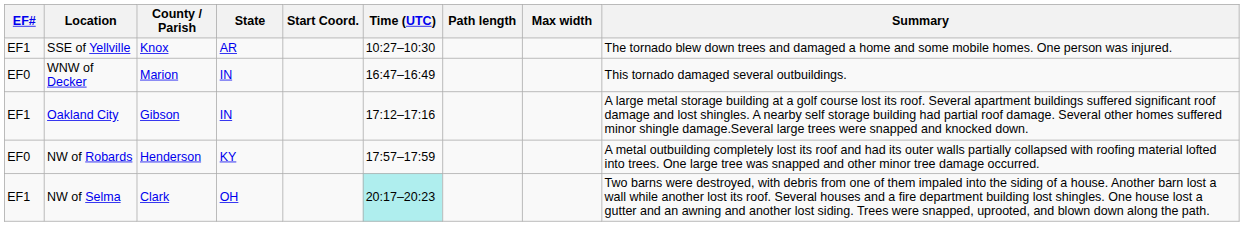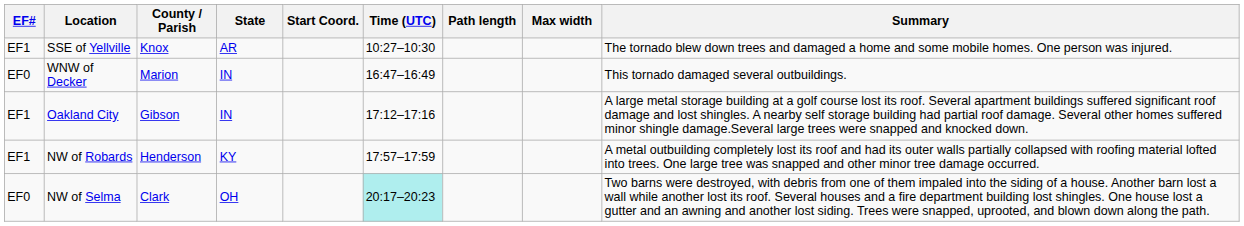(19, 156) EF0 -> (19, 156) EF1
(19, 197) EF1 -> (19, 197) EF0
